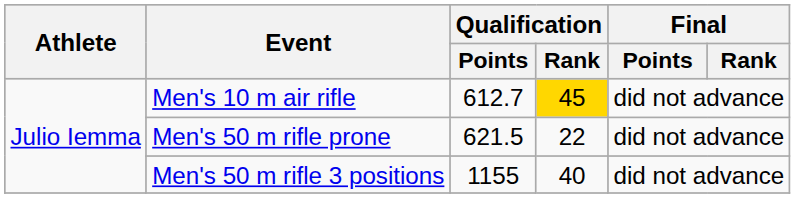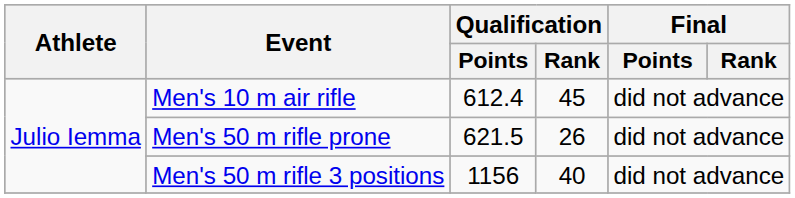(493, 99) 612.7 -> (493, 99) 612.4
(572, 99) gold background -> (572, 99) no background
(572, 137) 22 -> (572, 137) 26
(493, 175) 1155 -> (493, 175) 1156
